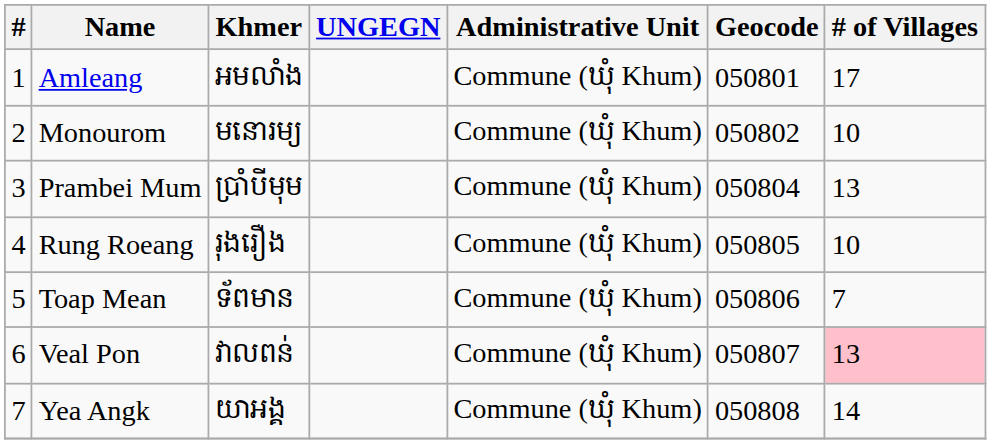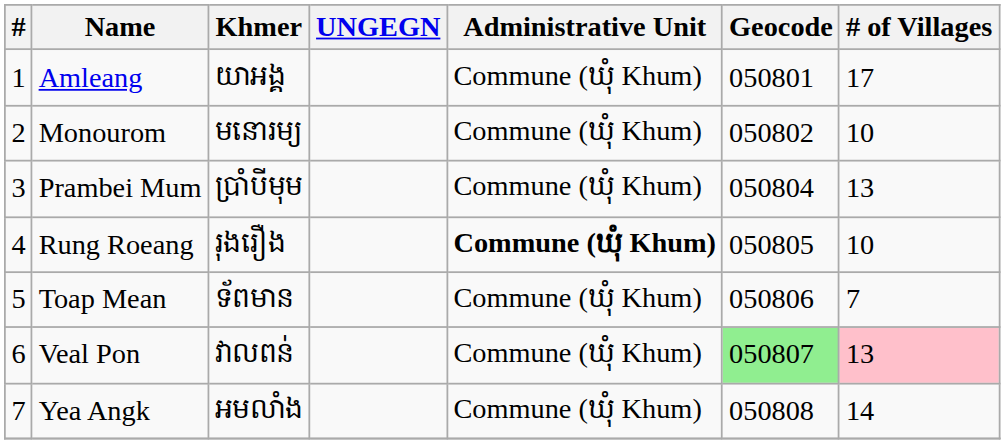(259, 75) អមលាំង -> (250, 75) យាអង្គ
(578, 242) normal -> (585, 242) bold
(757, 354) no background -> (772, 354) lightgreen background
(250, 408) យាអង្គ -> (259, 408) អមលាំង
